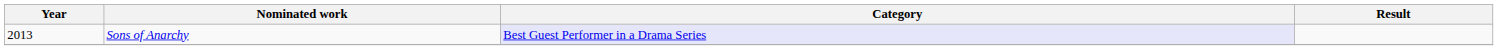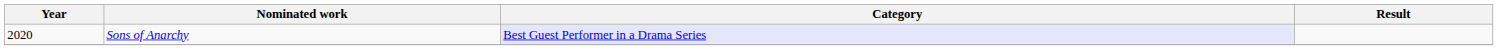(20, 34) 2013 -> (20, 34) 2020
